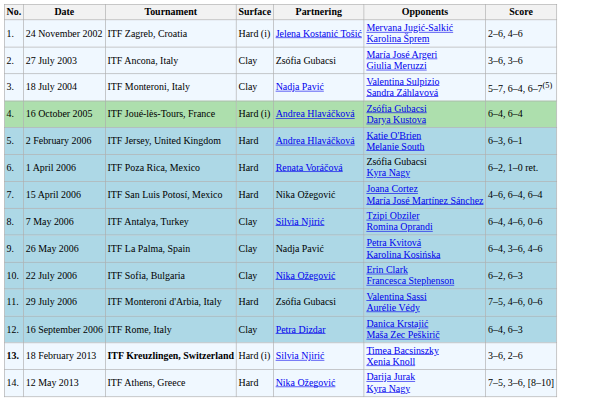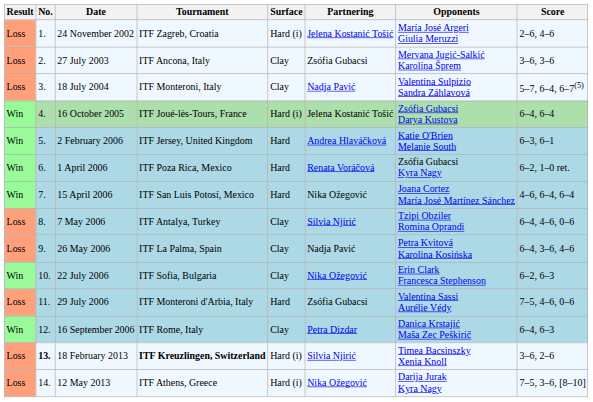+ column: (20, 12)
(410, 33) Mervana Jugić-Salkić Karolina Šprem -> (433, 33) María José Argeri Giulia Meruzzi
(402, 60) María José Argeri Giulia Meruzzi -> (441, 60) Mervana Jugić-Salkić Karolina Šprem
(315, 114) Andrea Hlaváčková -> (350, 114) Jelena Kostanić Tošić
(248, 383) Hard -> (286, 383) Hard (i)
